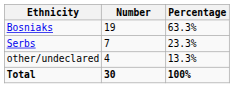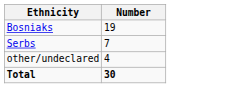- column: (197, 12)
